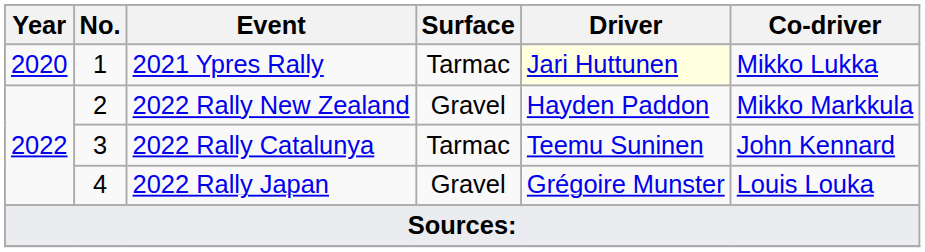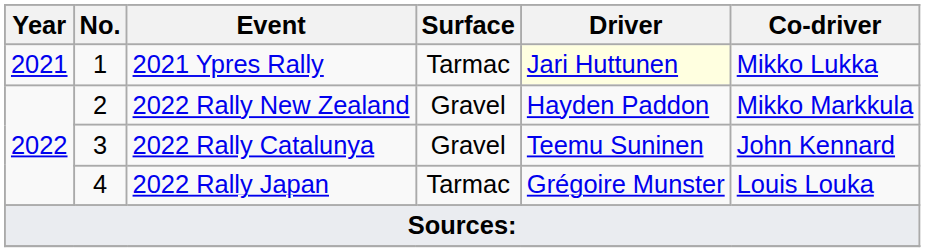(39, 65) 2020 -> (39, 65) 2021
(468, 145) Tarmac -> (468, 145) Gravel
(468, 185) Gravel -> (468, 185) Tarmac
